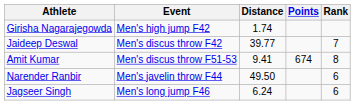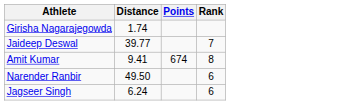- column: (177, 12)
